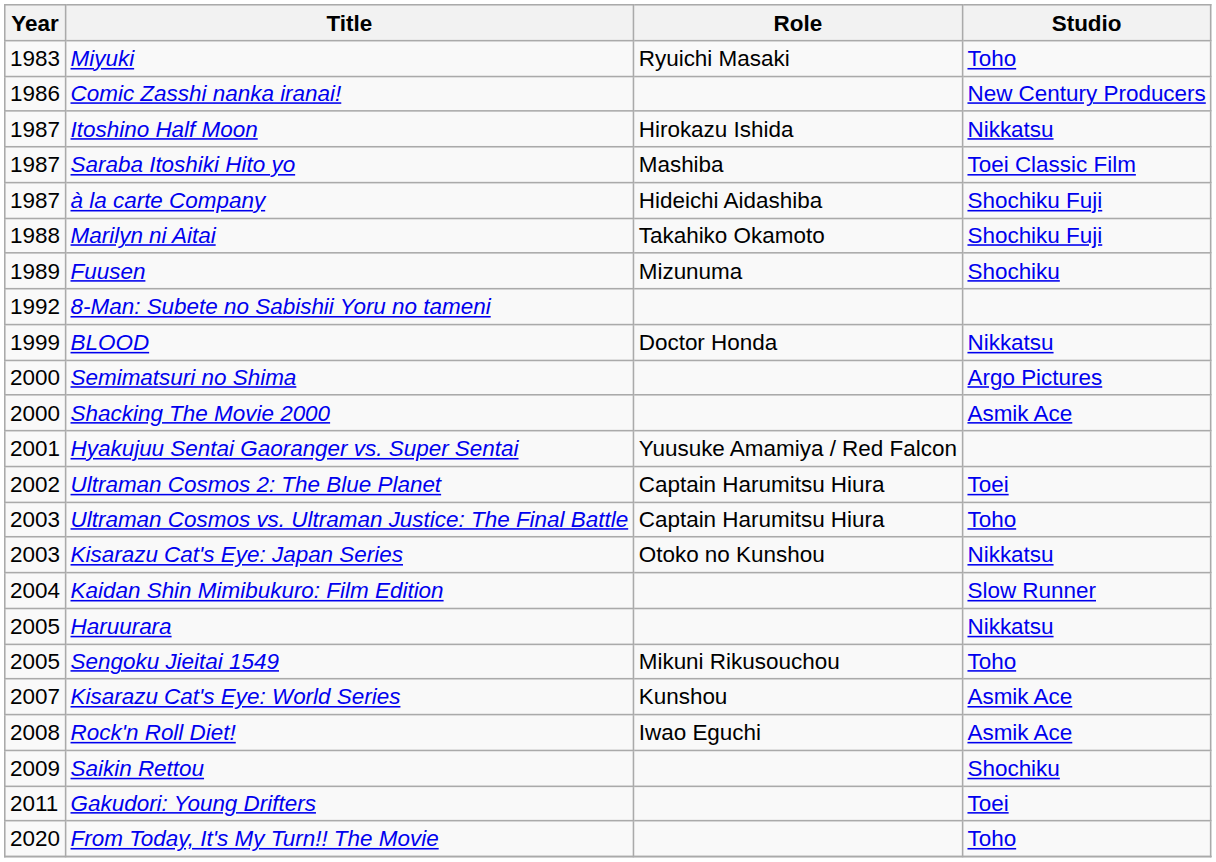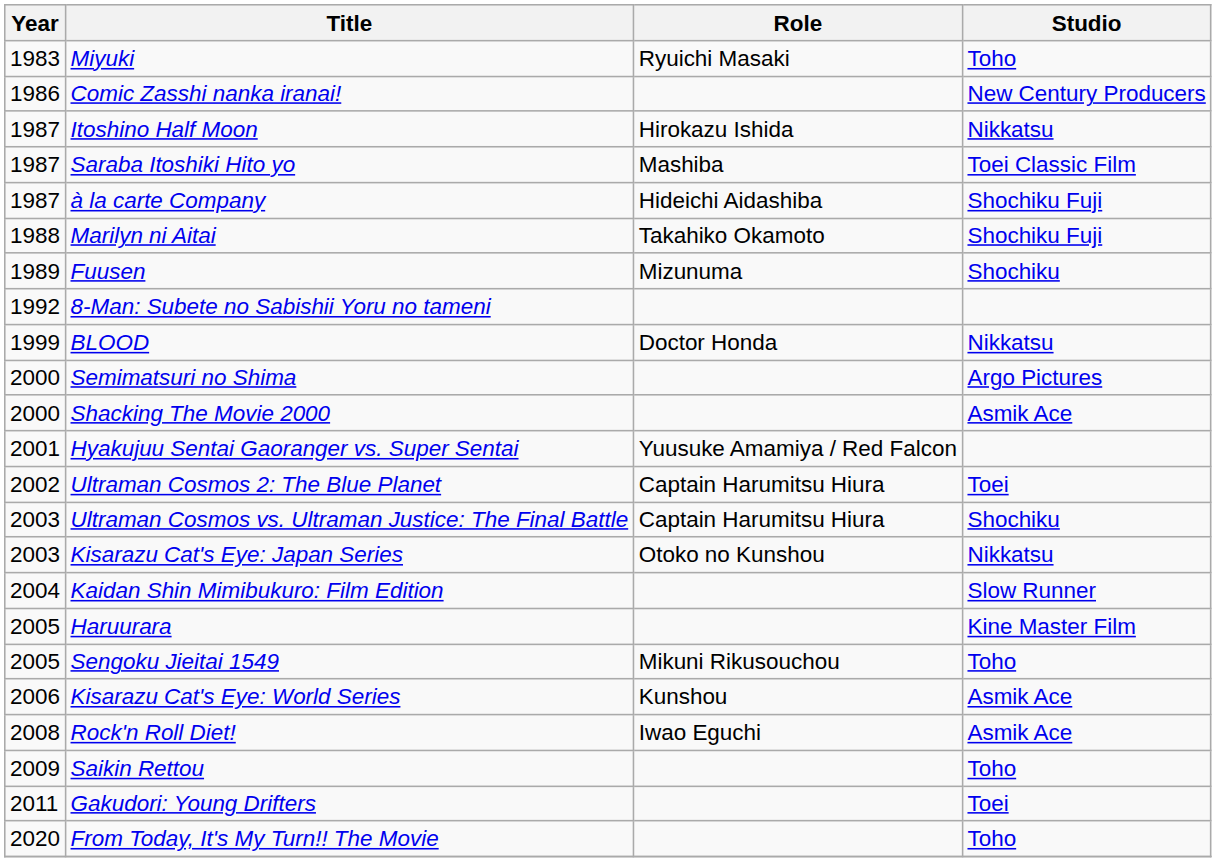(992, 520) Toho -> (1014, 520) Shochiku
(1011, 626) Nikkatsu -> (1052, 626) Kine Master Film
(35, 697) 2007 -> (35, 697) 2006
(1014, 768) Shochiku -> (992, 768) Toho
